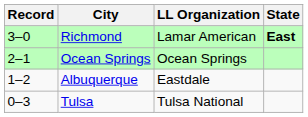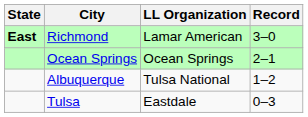columns swapped: (283, 15) <-> (31, 15)
(183, 79) Eastdale -> (187, 79) Tulsa National
(200, 101) Tulsa National -> (170, 101) Eastdale
